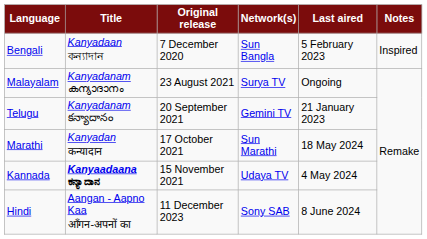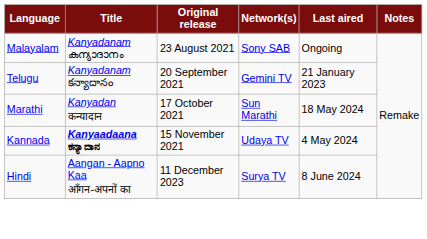- row: (25, 51)
(263, 83) Surya TV -> (266, 48) Sony SAB
(265, 212) Sony SAB -> (263, 177) Surya TV
